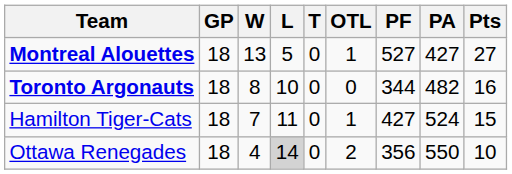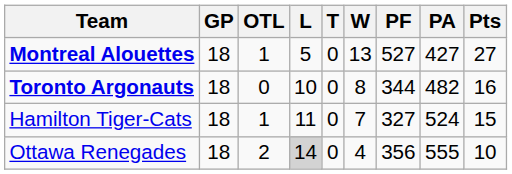columns swapped: (255, 21) <-> (351, 21)
(398, 119) 427 -> (398, 119) 327
(442, 152) 550 -> (442, 152) 555
